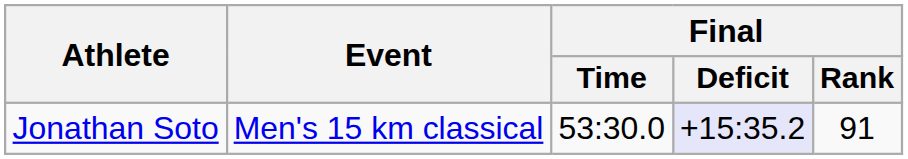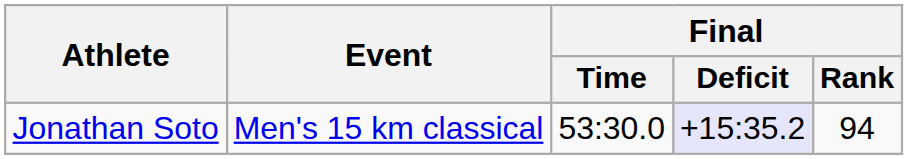(857, 129) 91 -> (857, 129) 94
